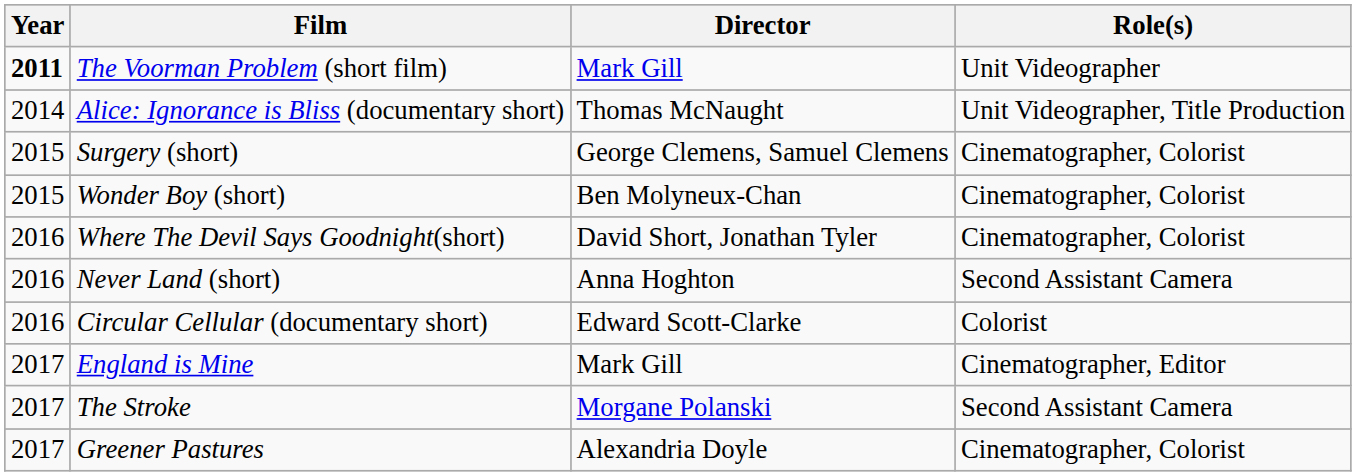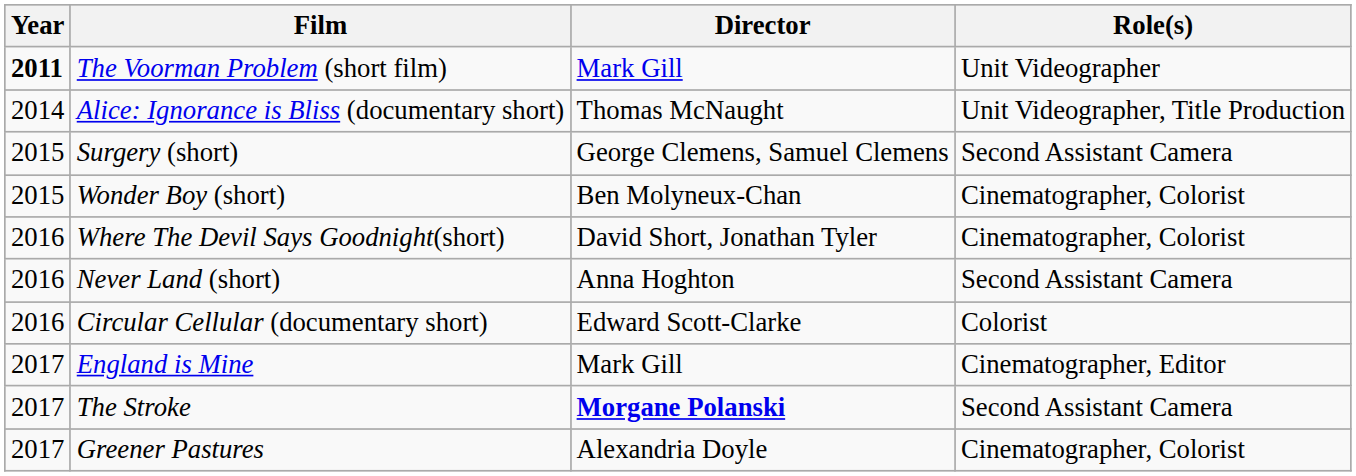(1103, 152) Cinematographer, Colorist -> (1097, 152) Second Assistant Camera
(674, 407) normal -> (681, 407) bold
